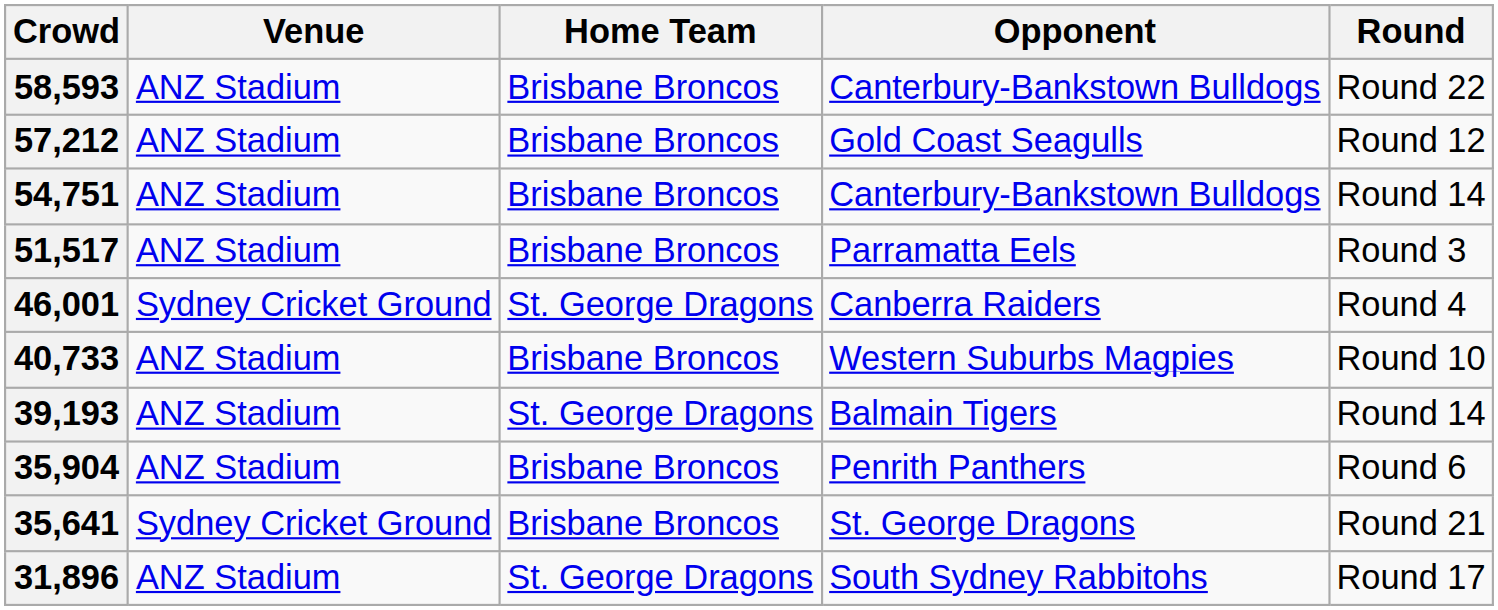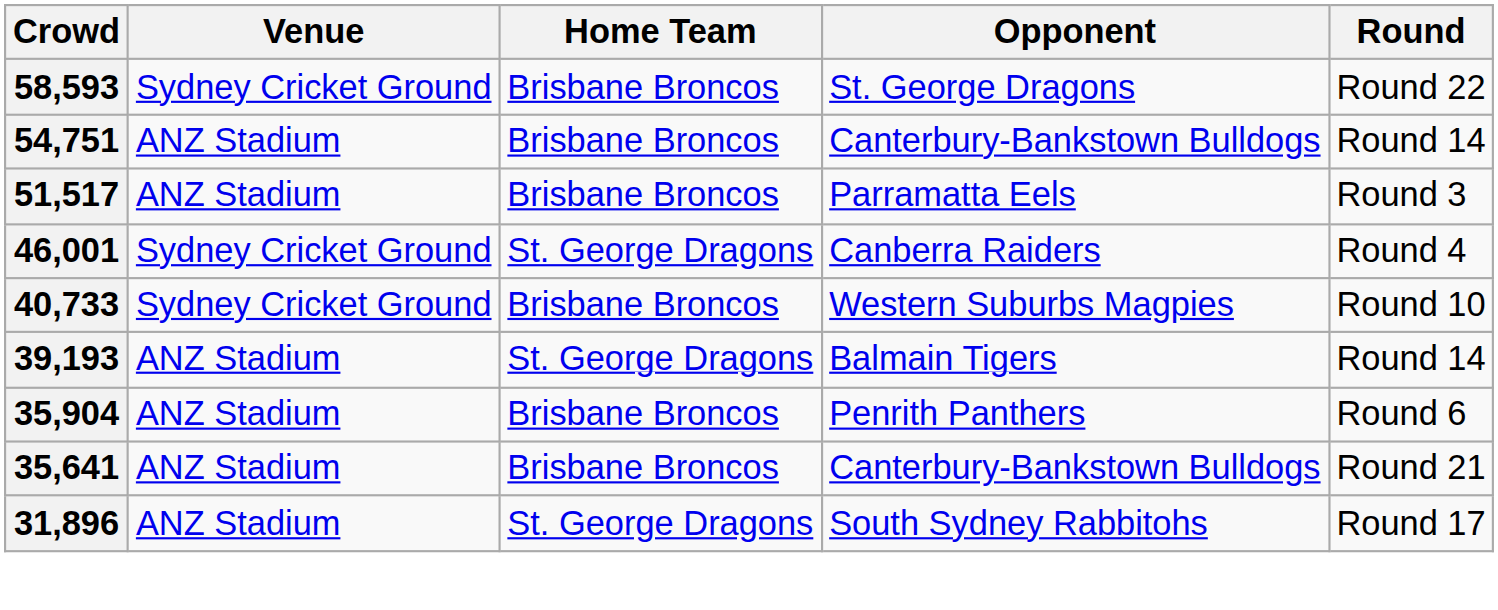(238, 86) ANZ Stadium -> (314, 86) Sydney Cricket Ground
(1075, 86) Canterbury-Bankstown Bulldogs -> (982, 86) St. George Dragons
- row: (67, 140)
(238, 359) ANZ Stadium -> (314, 304) Sydney Cricket Ground
(314, 522) Sydney Cricket Ground -> (238, 468) ANZ Stadium
(982, 522) St. George Dragons -> (1075, 468) Canterbury-Bankstown Bulldogs
